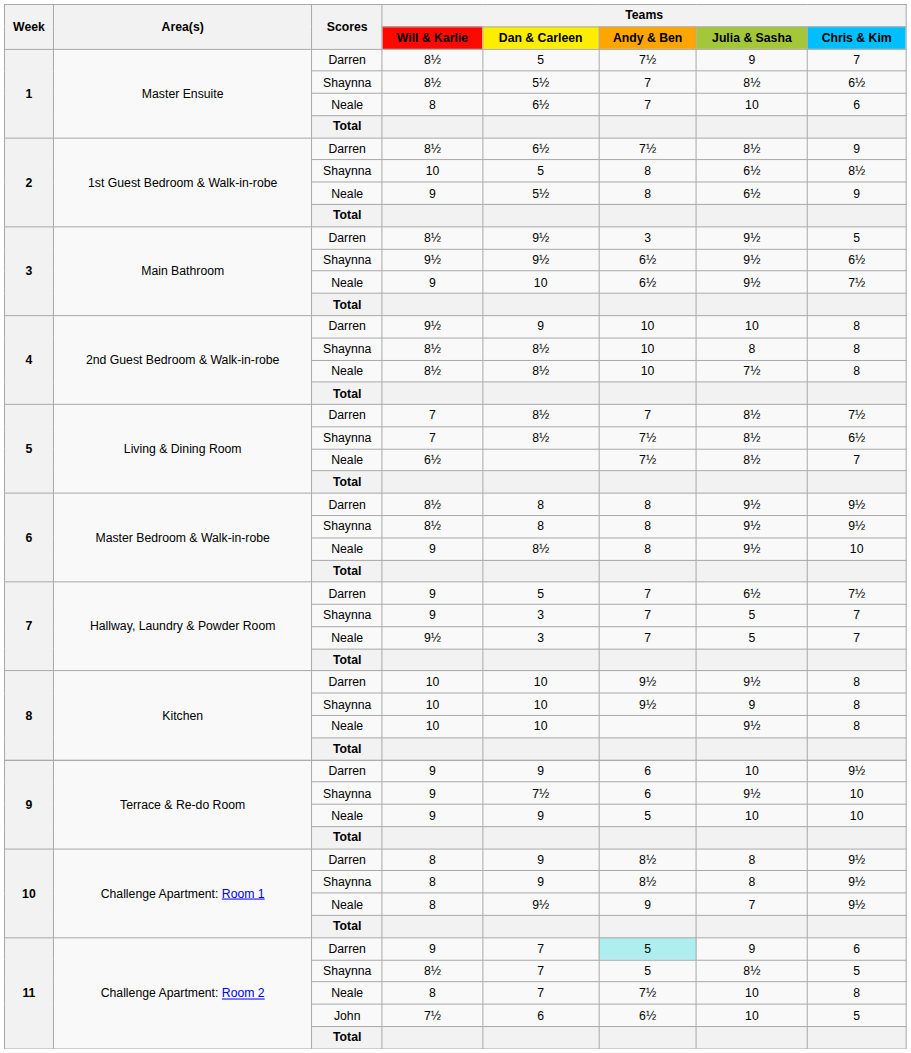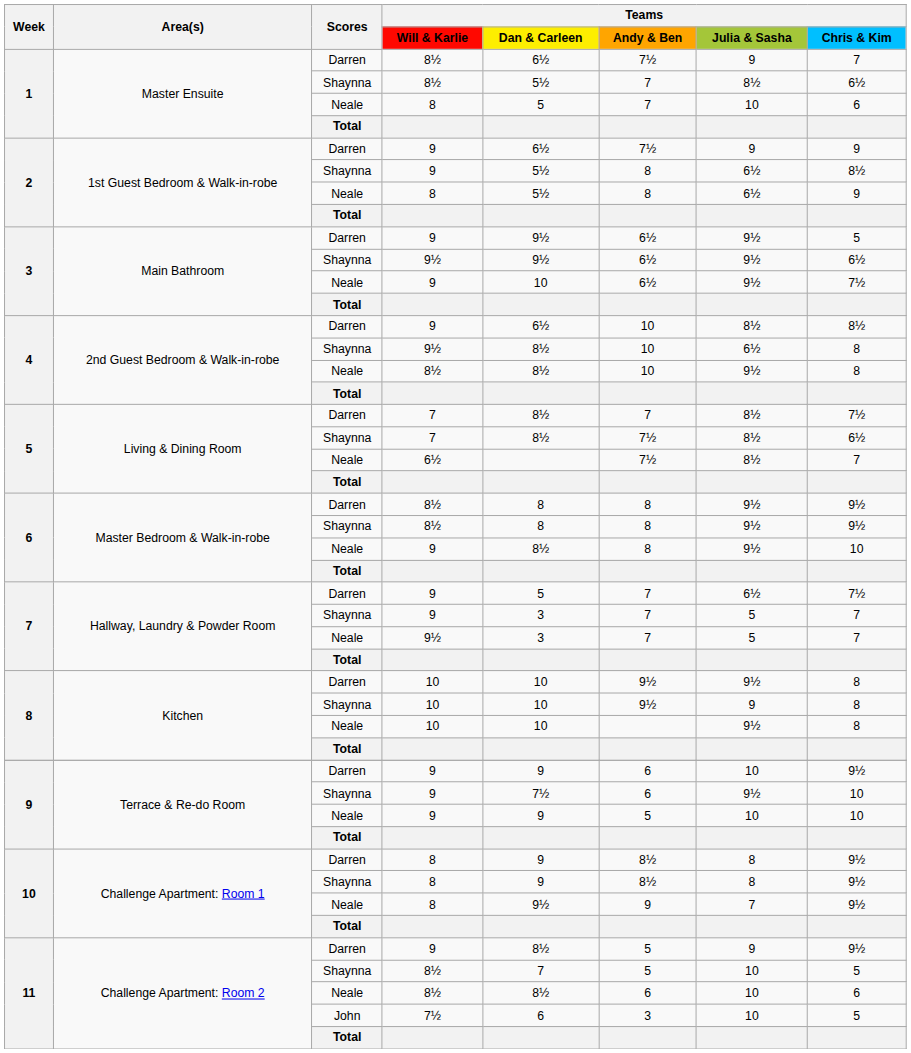(541, 60) 5 -> (541, 60) 6½
(541, 104) 6½ -> (541, 104) 5
(432, 149) 8½ -> (432, 149) 9
(752, 149) 8½ -> (752, 149) 9
(432, 171) 10 -> (432, 171) 9
(541, 171) 5 -> (541, 171) 5½
(432, 193) 9 -> (432, 193) 8
(432, 238) 8½ -> (432, 238) 9
(648, 238) 3 -> (648, 238) 6½
(432, 327) 9½ -> (432, 327) 9
(541, 327) 9 -> (541, 327) 6½
(752, 327) 10 -> (752, 327) 8½
(857, 327) 8 -> (857, 327) 8½
(432, 349) 8½ -> (432, 349) 9½
(752, 349) 8 -> (752, 349) 6½
(752, 371) 7½ -> (752, 371) 9½
(541, 949) 7 -> (541, 949) 8½
(648, 949) paleturquoise background -> (648, 949) no background
(857, 949) 6 -> (857, 949) 9½
(752, 971) 8½ -> (752, 971) 10
(432, 993) 8 -> (432, 993) 8½
(541, 993) 7 -> (541, 993) 8½
(648, 993) 7½ -> (648, 993) 6
(857, 993) 8 -> (857, 993) 6
(648, 1015) 6½ -> (648, 1015) 3
